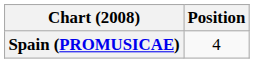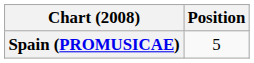(216, 44) 4 -> (216, 44) 5
